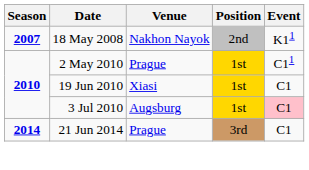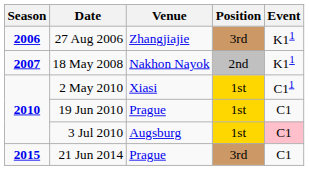+ row: (89, 38)
(148, 63) Prague -> (143, 87) Xiasi
(143, 86) Xiasi -> (148, 110) Prague
(27, 129) 2014 -> (27, 154) 2015
